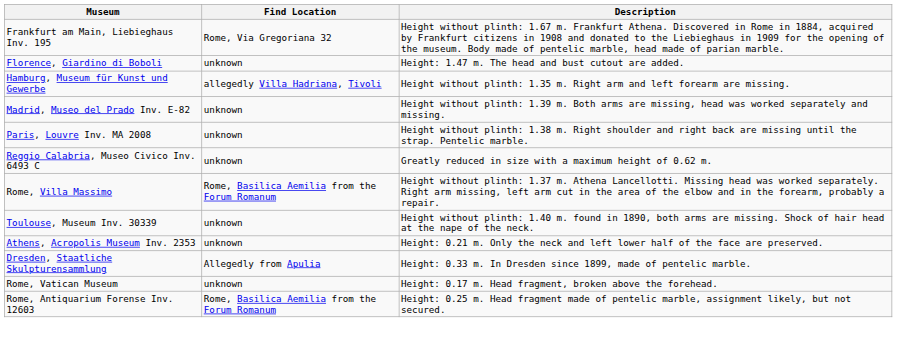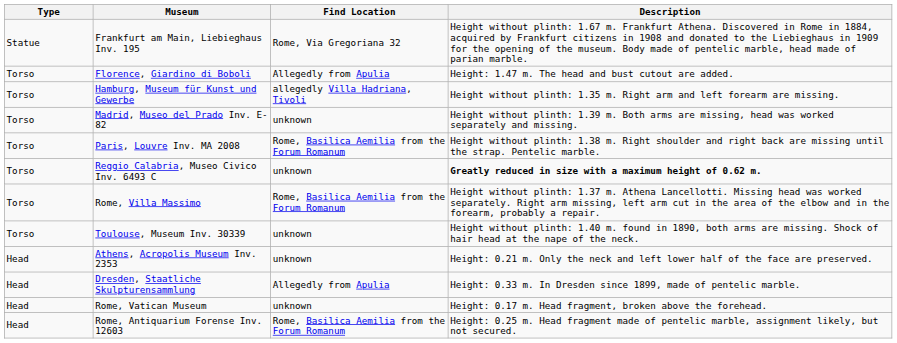+ column: (49, 12)
(223, 63) unknown -> (331, 74) Allegedly from Apulia
(223, 135) unknown -> (359, 146) Rome, Basilica Aemilia from the Forum Romanum
(557, 161) normal -> (606, 171) bold
